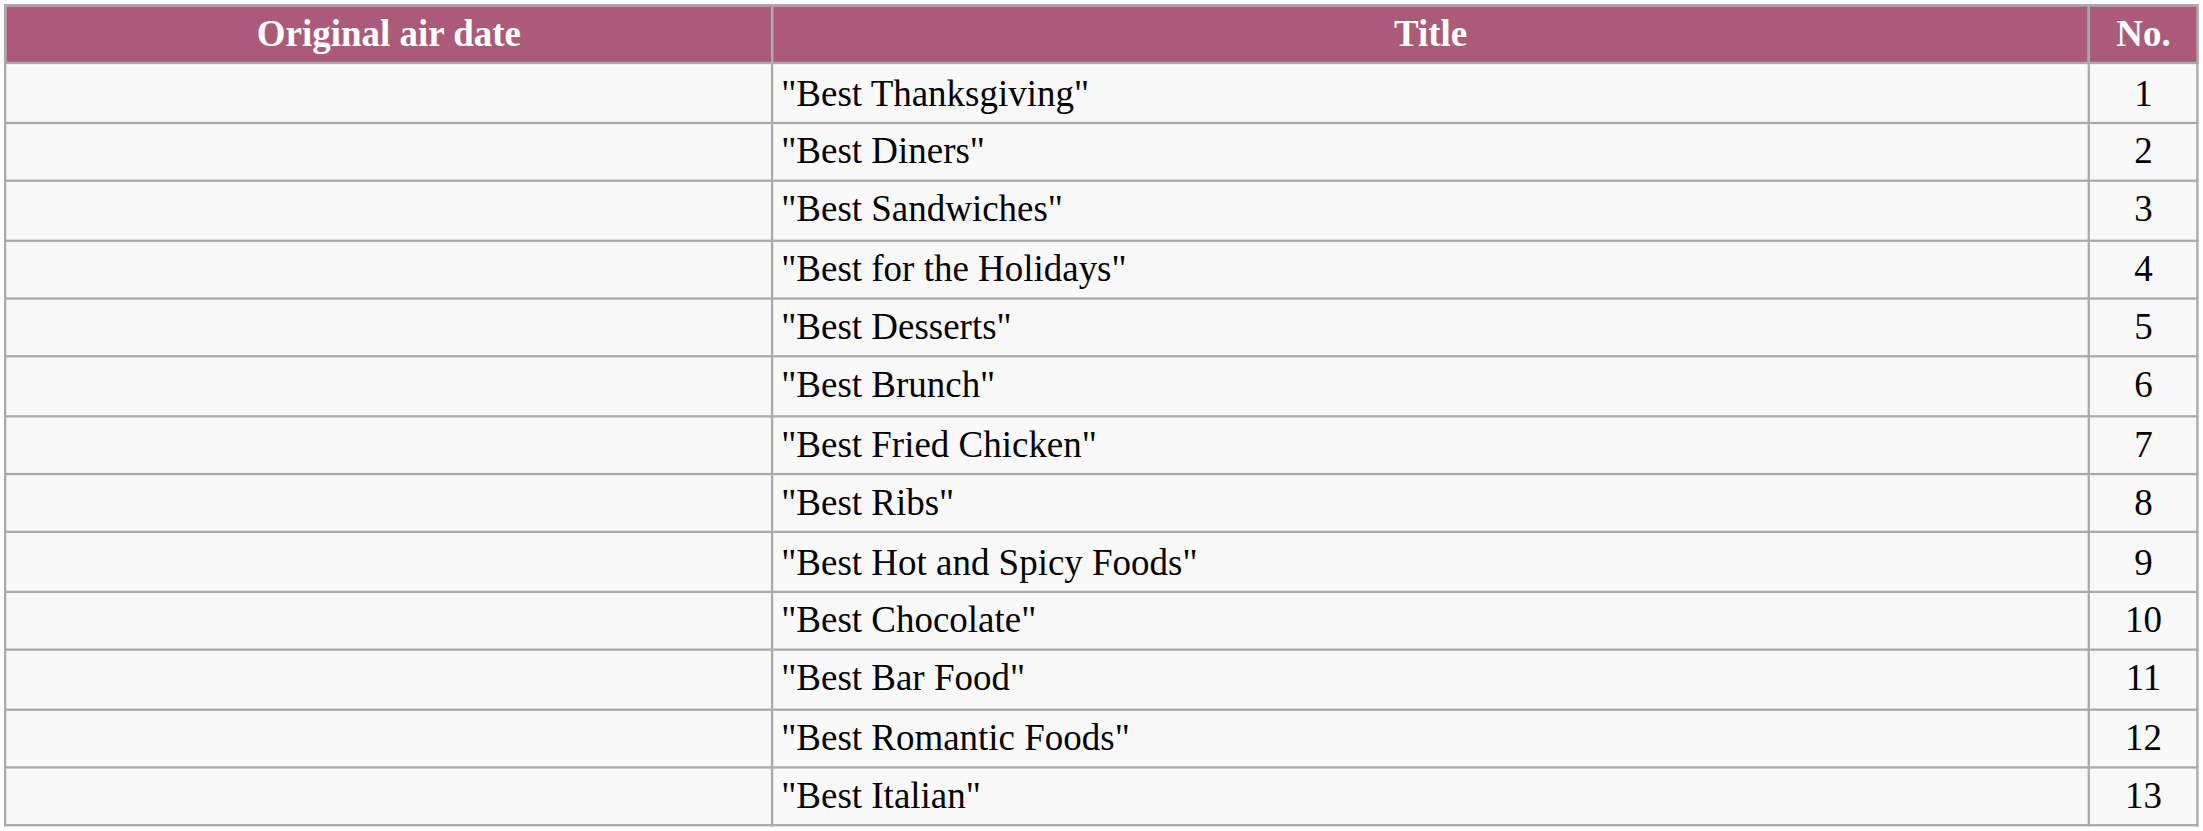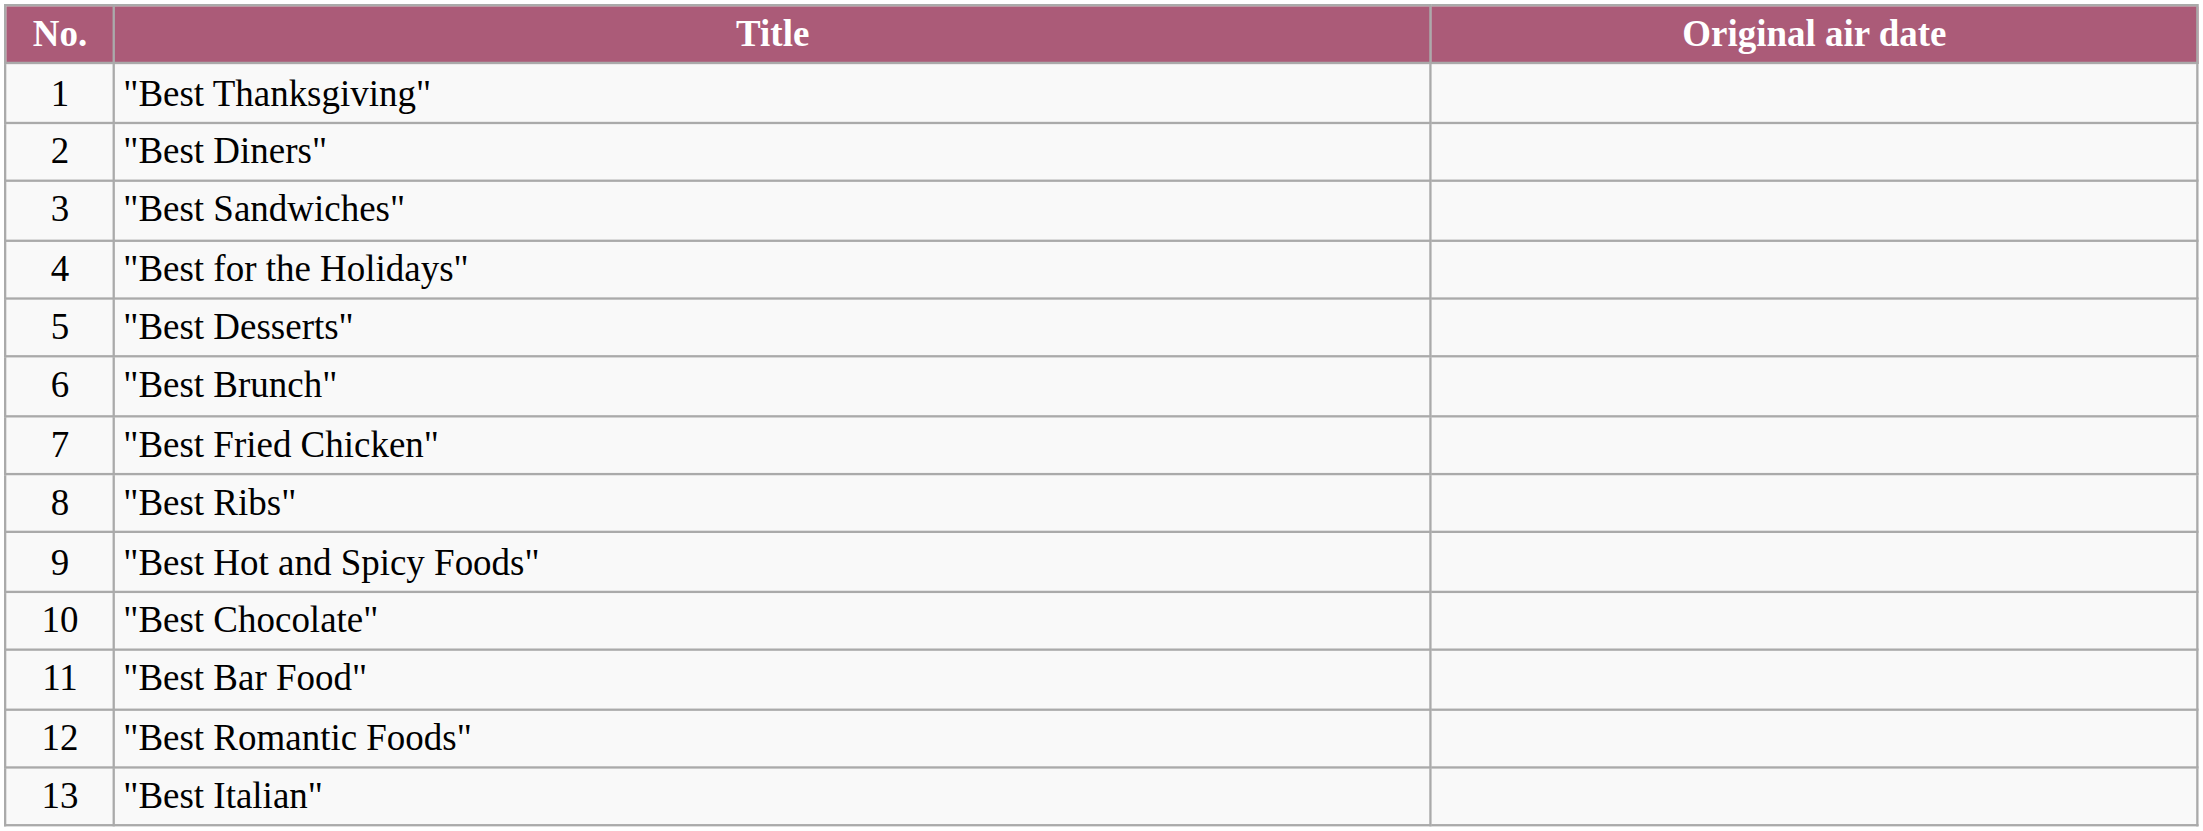columns swapped: (2143, 33) <-> (389, 33)
